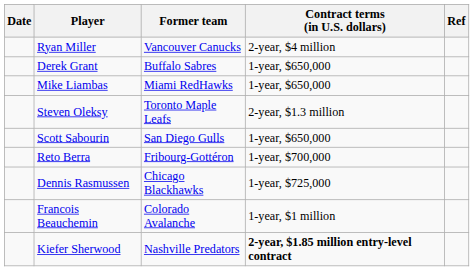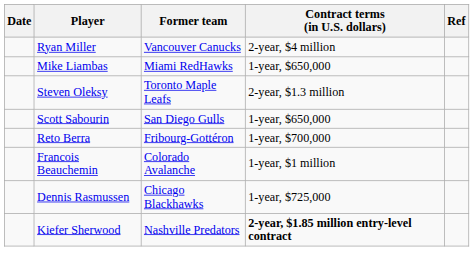- row: (67, 66)
rows swapped: (83, 183) <-> (67, 216)
